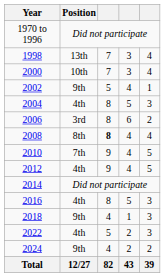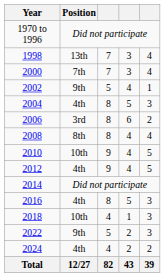(79, 72) 10th -> (79, 72) 7th
(108, 136) bold -> (108, 136) normal
(79, 152) 7th -> (79, 152) 10th
(79, 216) 9th -> (79, 216) 10th
(79, 232) 4th -> (79, 232) 9th
(79, 248) 9th -> (79, 248) 4th
